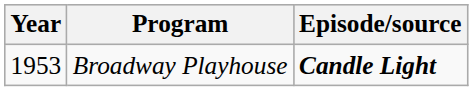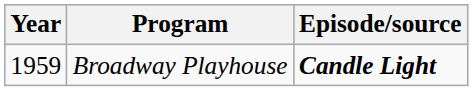(36, 64) 1953 -> (36, 64) 1959
